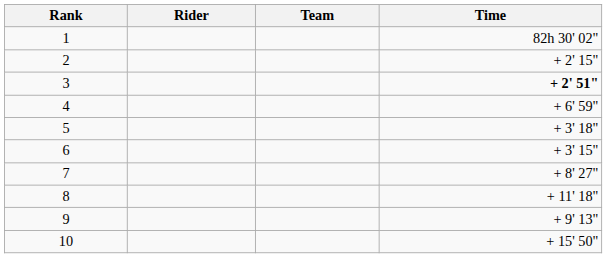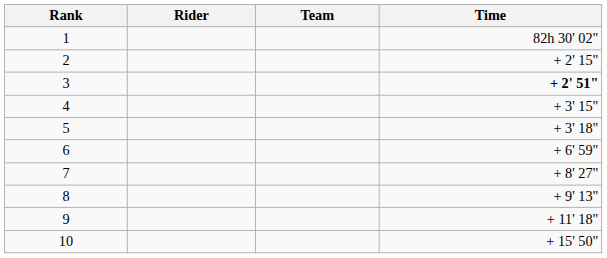(576, 106) + 6' 59" -> (576, 106) + 3' 15"
(576, 151) + 3' 15" -> (576, 151) + 6' 59"
(573, 196) + 11' 18" -> (576, 196) + 9' 13"
(576, 219) + 9' 13" -> (573, 219) + 11' 18"
